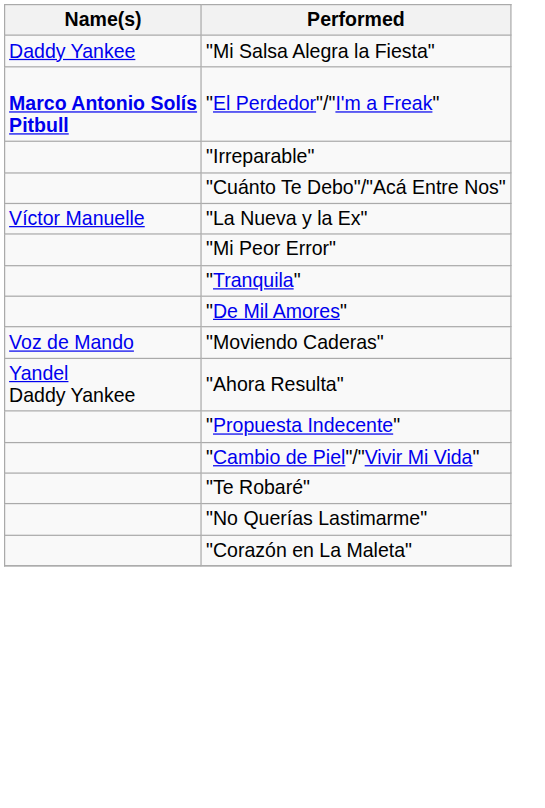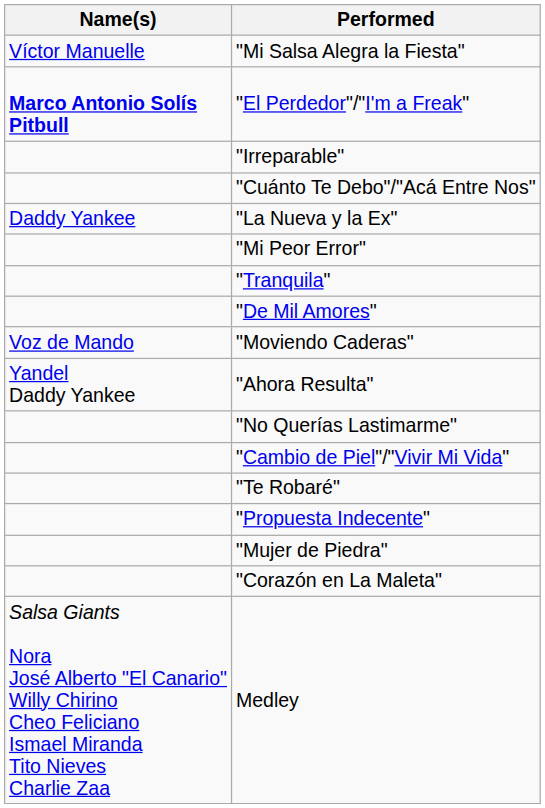(72, 50) Daddy Yankee -> (77, 50) Víctor Manuelle
(77, 218) Víctor Manuelle -> (72, 218) Daddy Yankee
rows swapped: (303, 426) <-> (317, 519)
+ row: (312, 550)
+ row: (267, 699)
